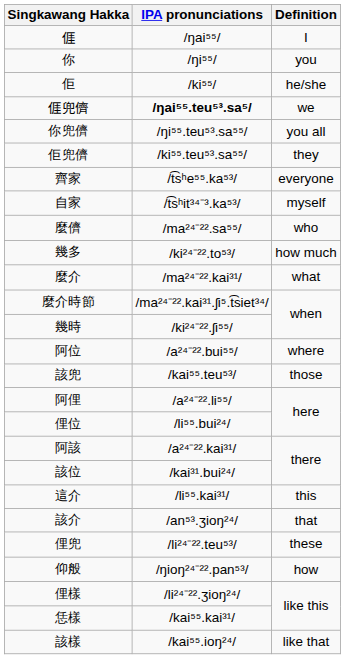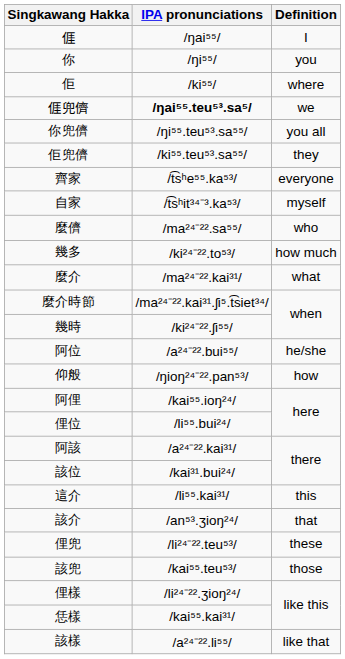(306, 84) he/she -> (306, 84) where
(306, 351) where -> (306, 351) he/she
rows swapped: (68, 568) <-> (68, 375)
(202, 400) /a²⁴⁻²².li⁵⁵/ -> (202, 400) /kai⁵⁵.ioŋ²⁴/
(202, 642) /kai⁵⁵.ioŋ²⁴/ -> (202, 642) /a²⁴⁻²².li⁵⁵/
